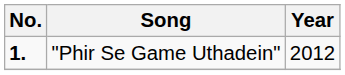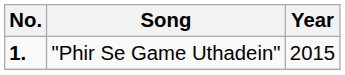(312, 52) 2012 -> (312, 52) 2015
